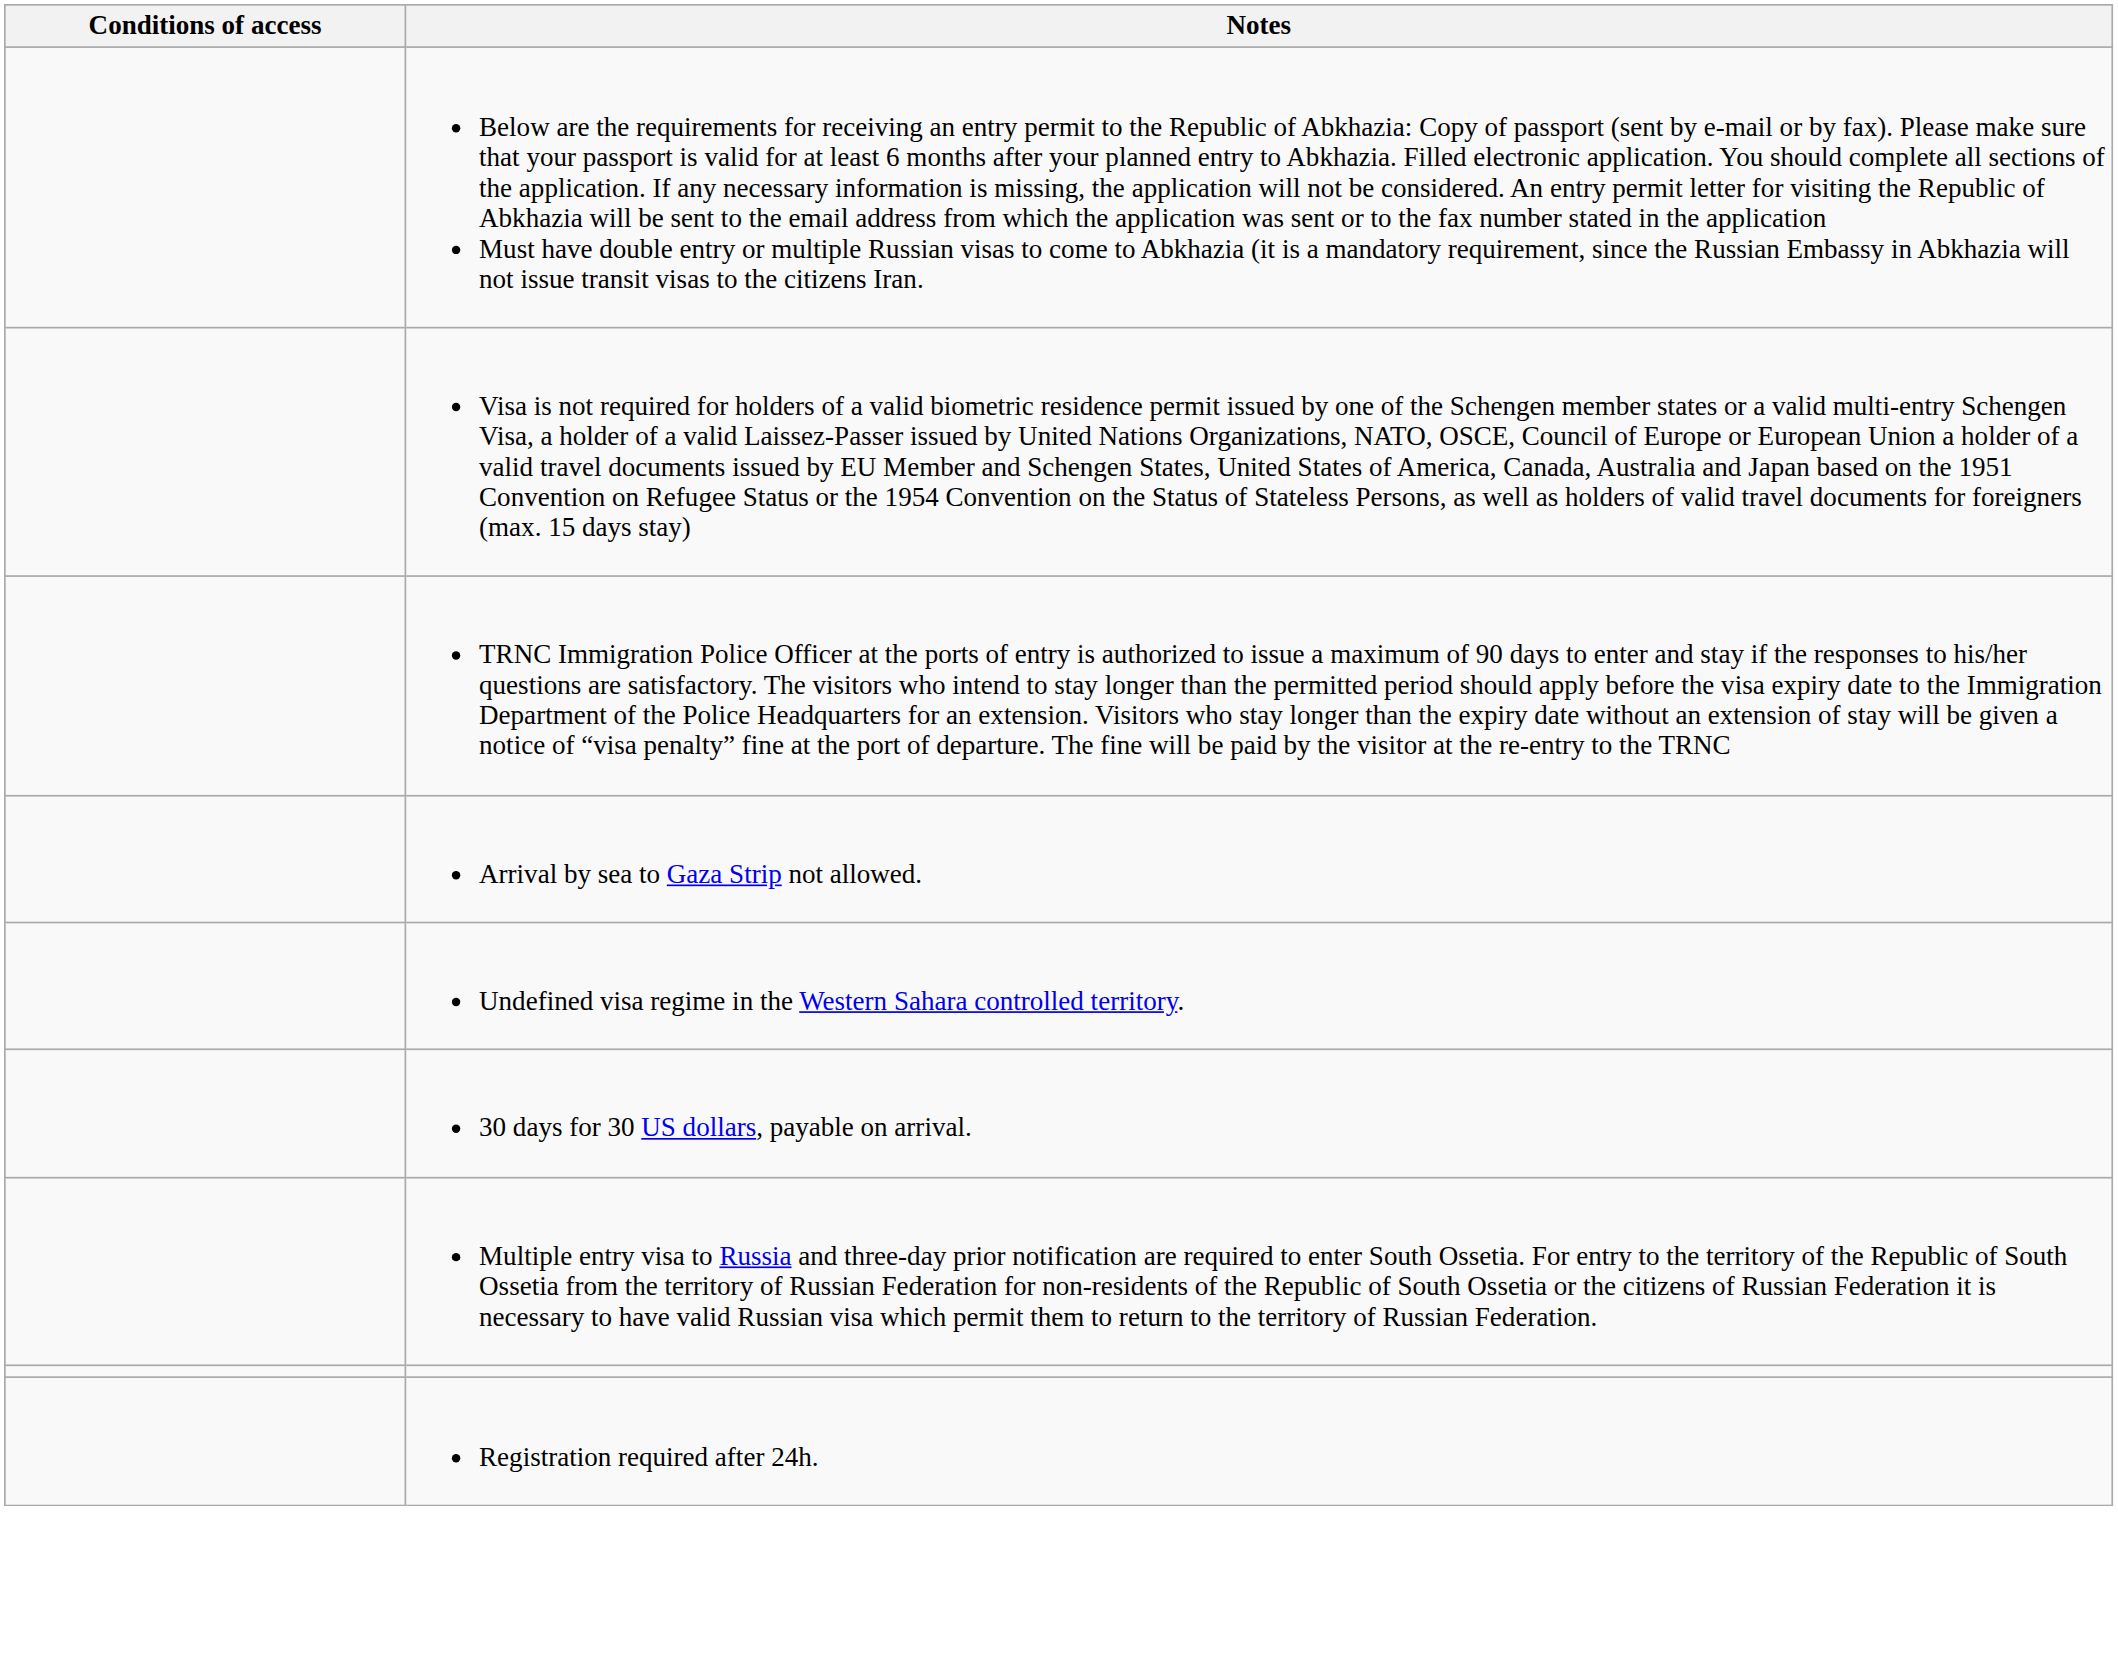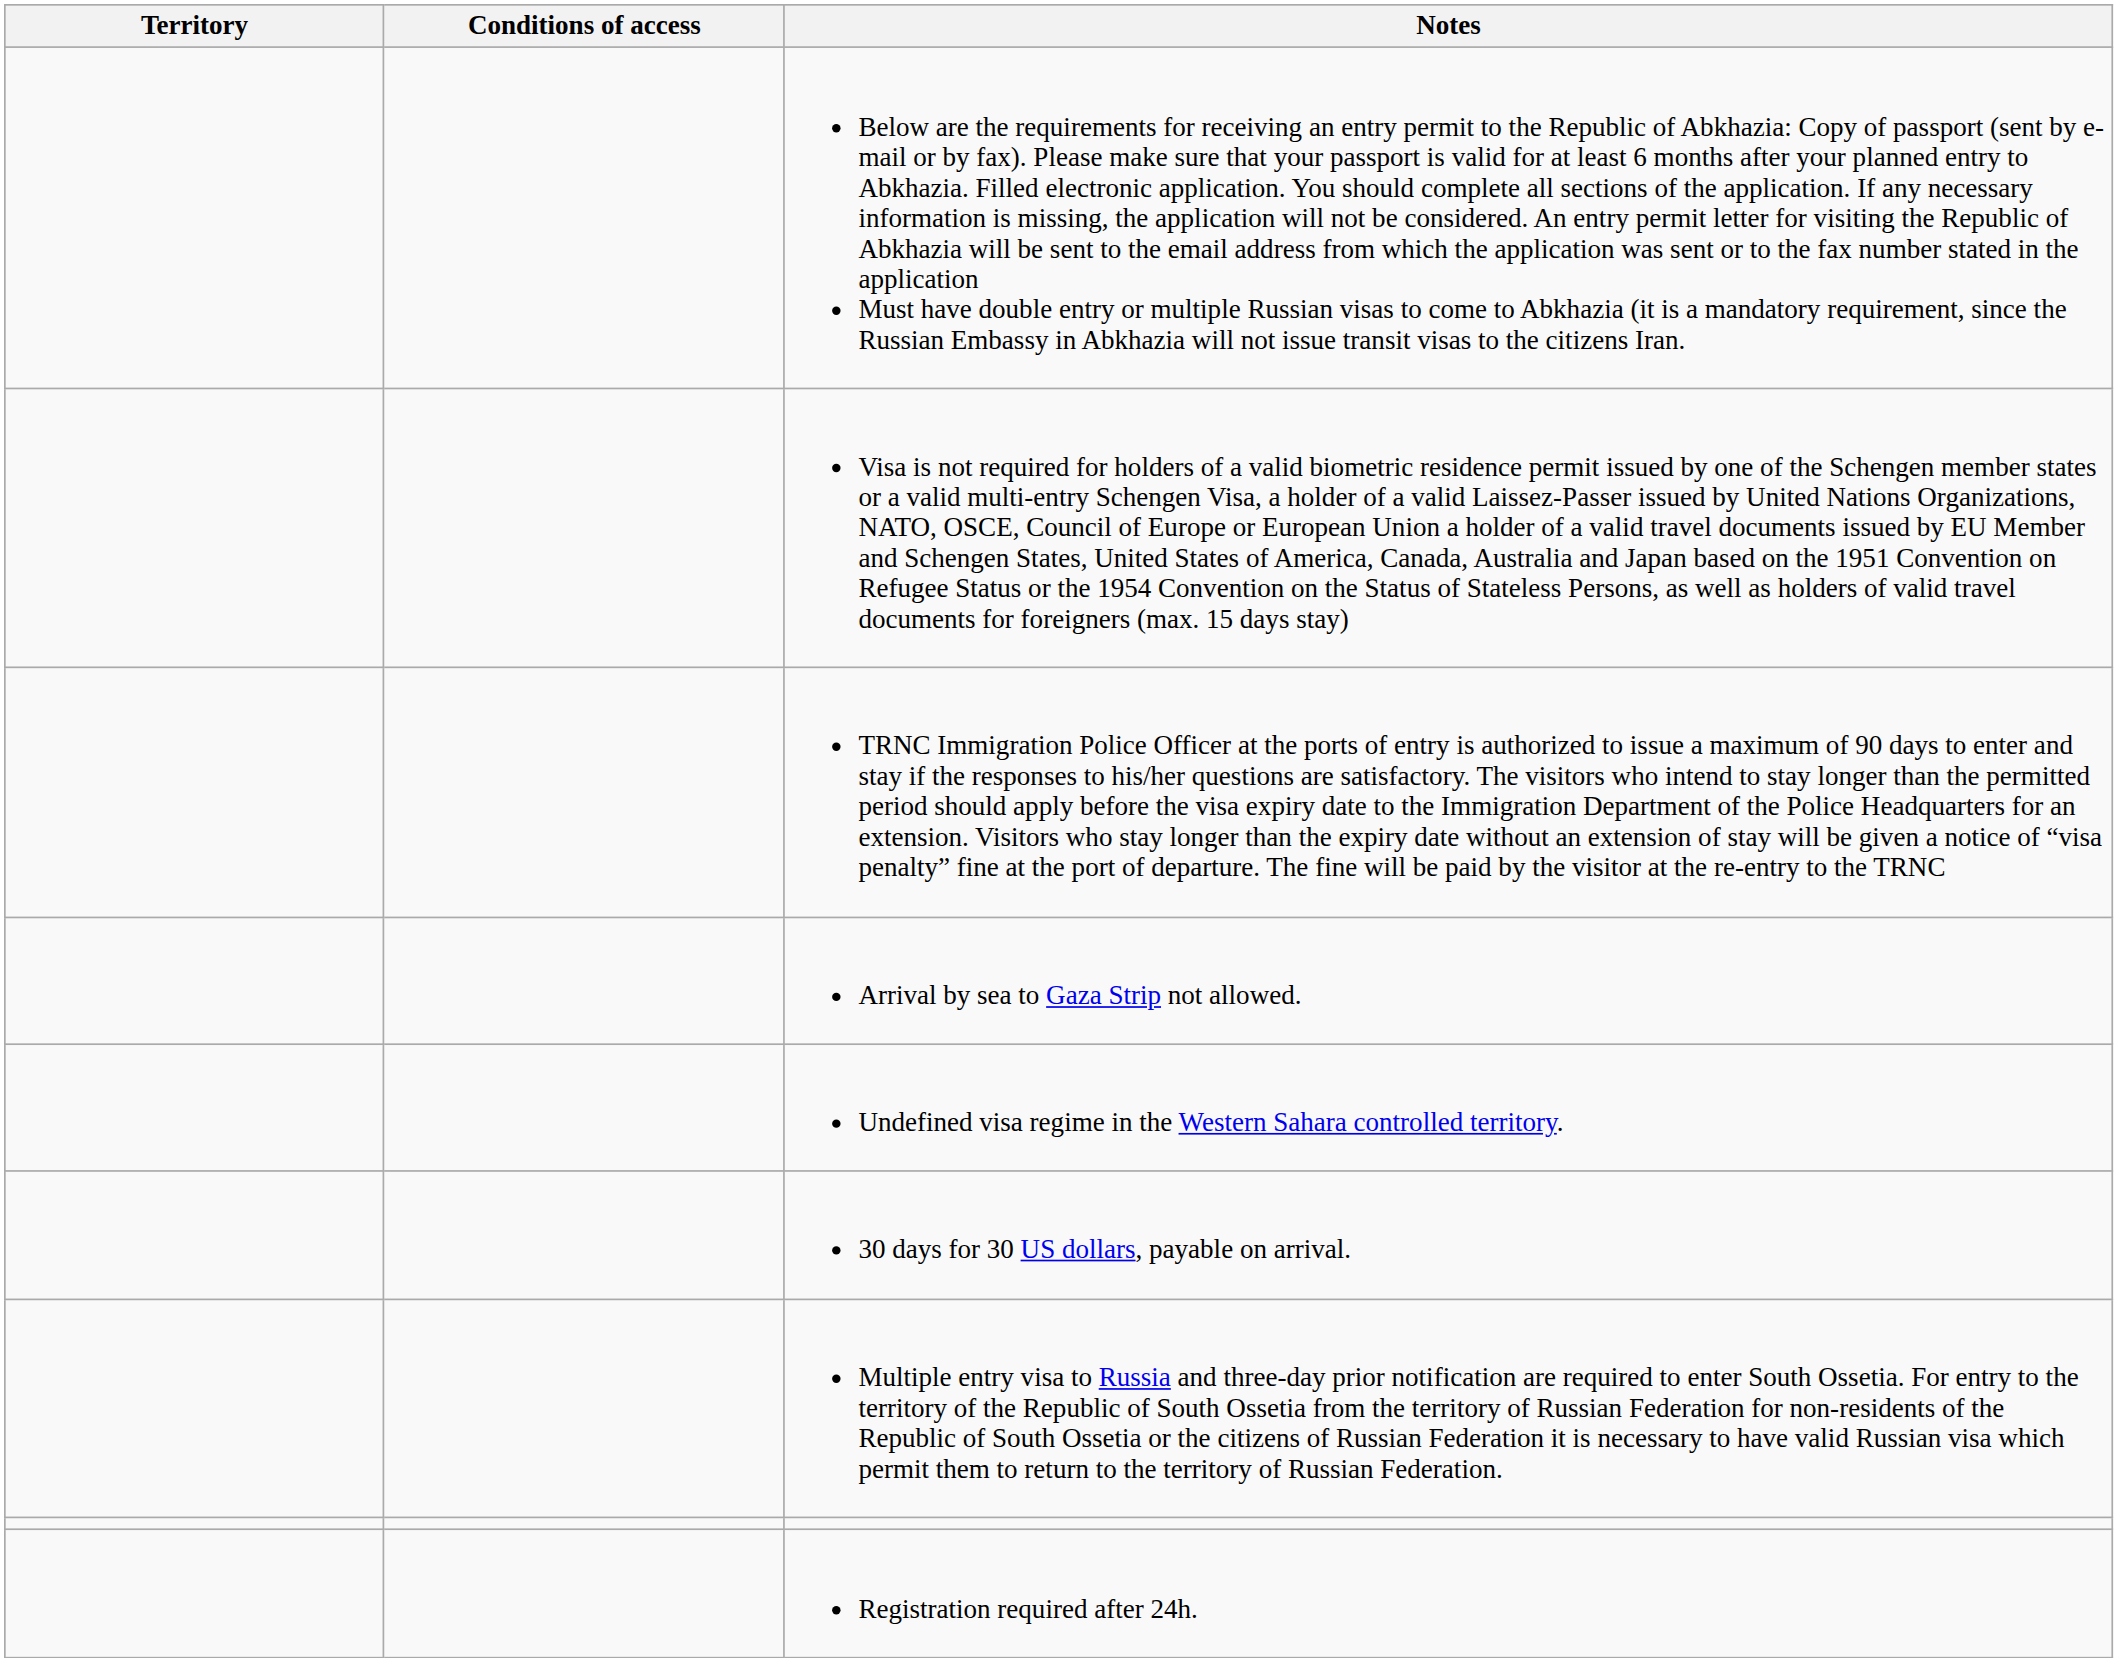+ column: (195, 25)
